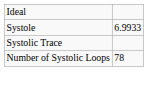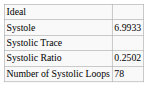+ row: (34, 58)
